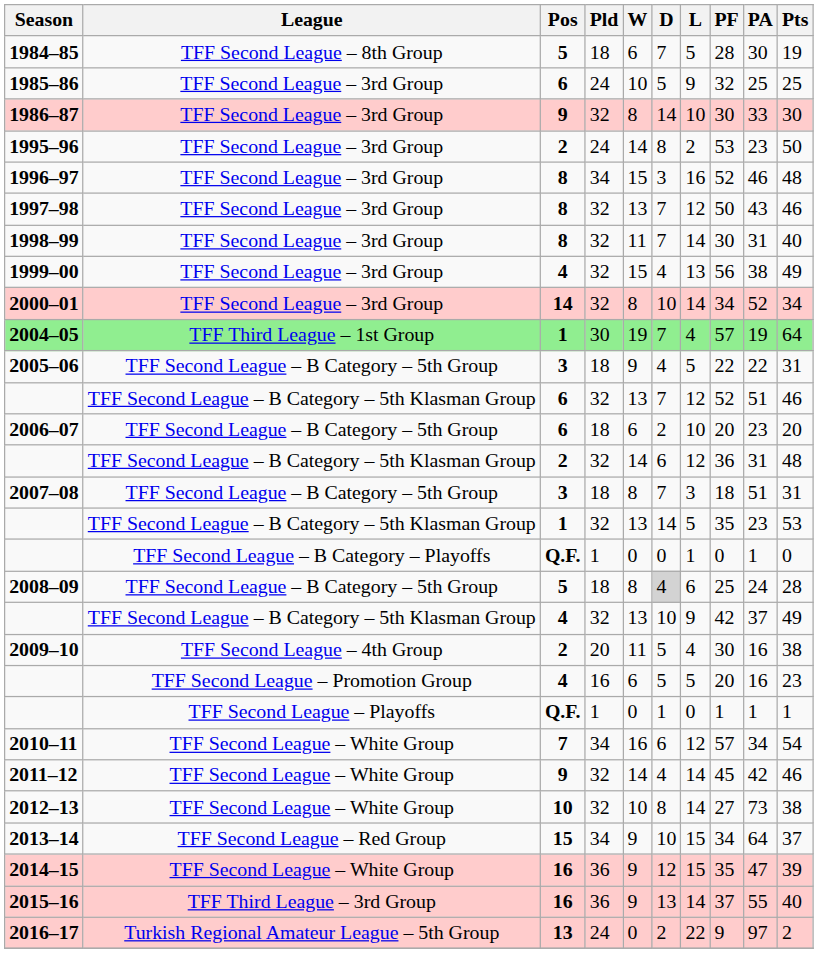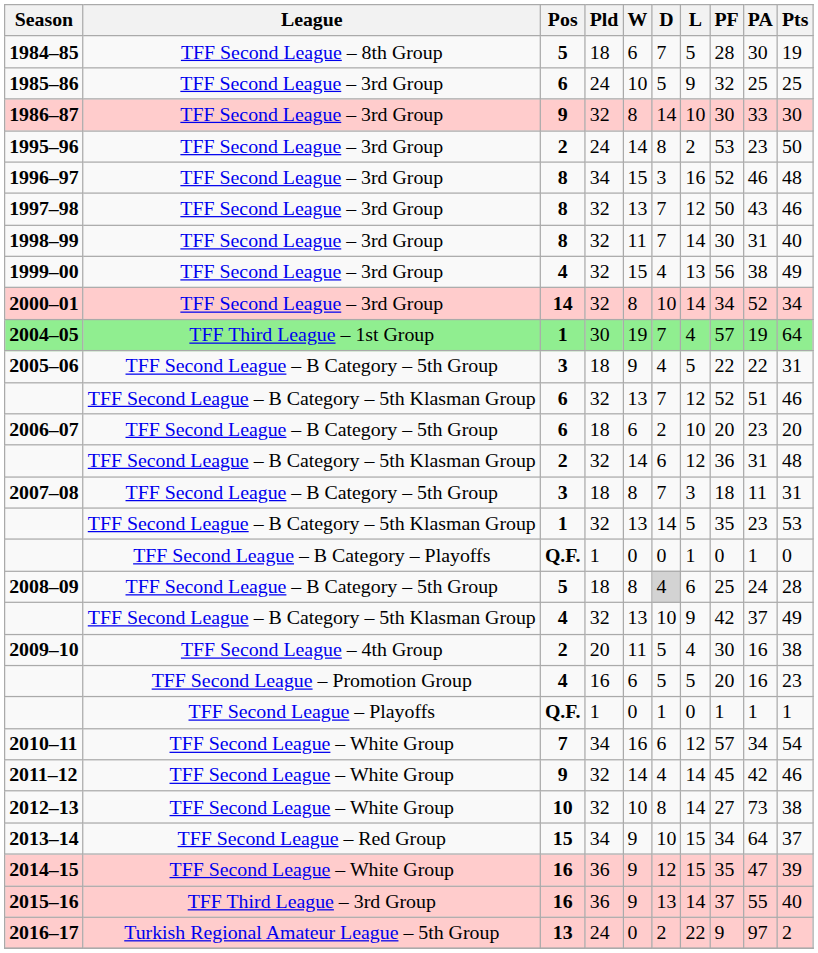(758, 492) 51 -> (757, 492) 11
